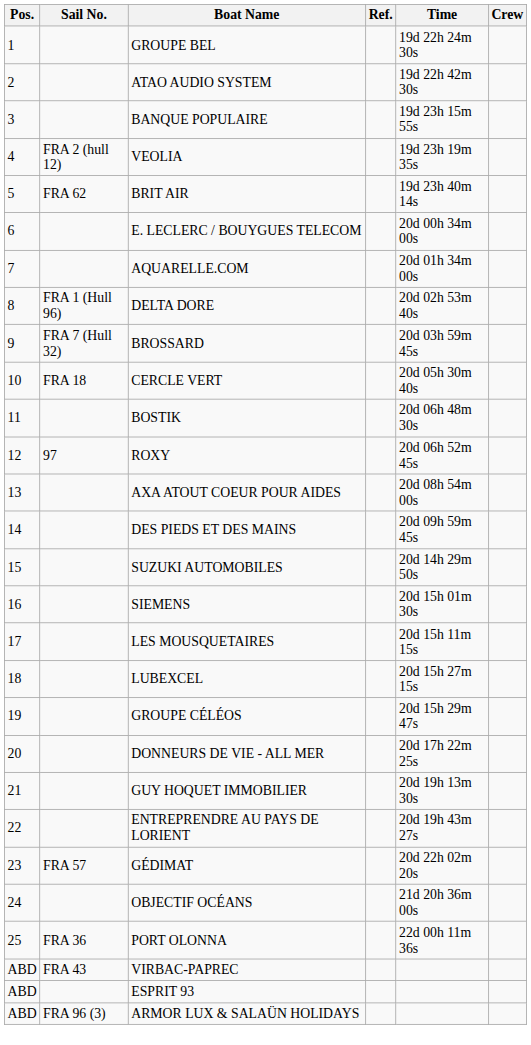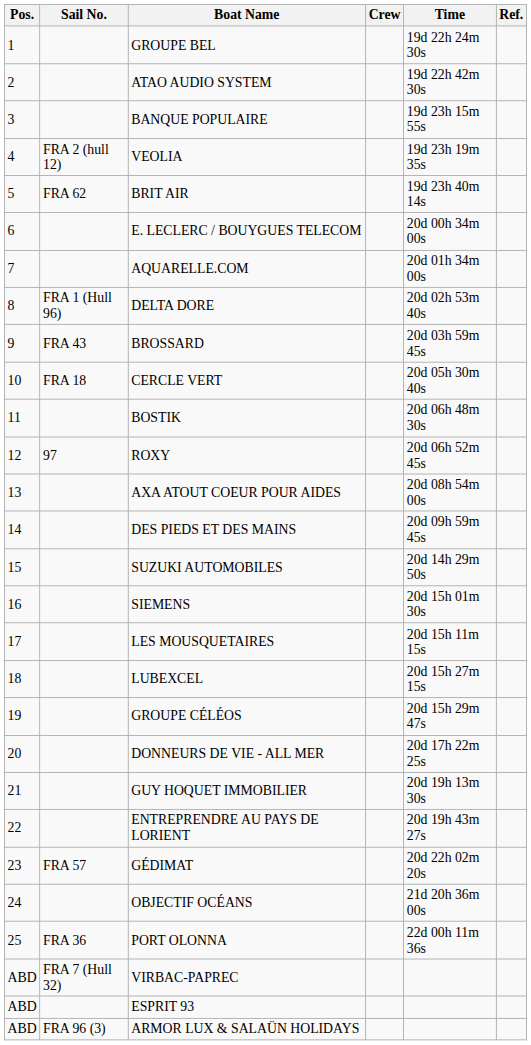columns swapped: (507, 15) <-> (381, 15)
(77, 343) FRA 7 (Hull 32) -> (65, 343) FRA 43
(65, 969) FRA 43 -> (77, 977) FRA 7 (Hull 32)
